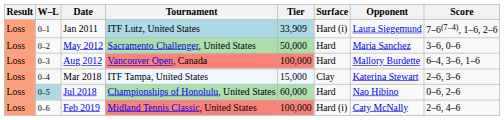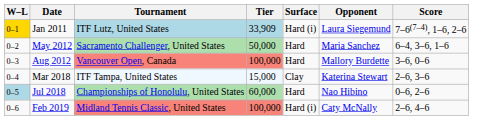- column: (20, 12)
(44, 29) no background -> (13, 29) gold background
(443, 45) 3–6, 0–6 -> (422, 45) 6–4, 3–6, 1–6
(453, 61) 6–4, 3–6, 1–6 -> (412, 61) 3–6, 0–6
